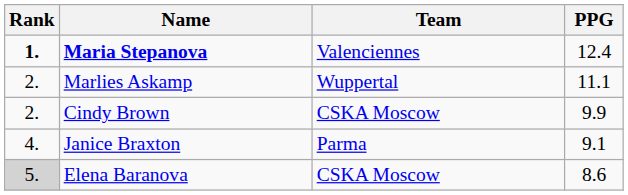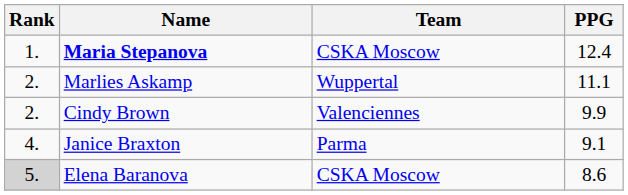(32, 50) bold -> (32, 50) normal
(368, 50) Valenciennes -> (378, 50) CSKA Moscow
(378, 112) CSKA Moscow -> (368, 112) Valenciennes
